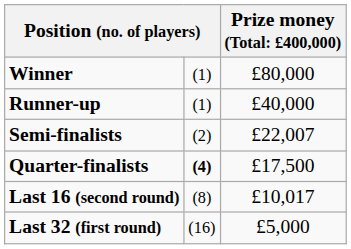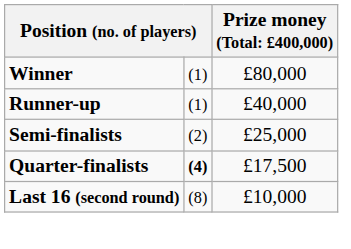(283, 134) £22,007 -> (275, 134) £25,000
(283, 196) £10,017 -> (275, 196) £10,000
- row: (85, 227)
